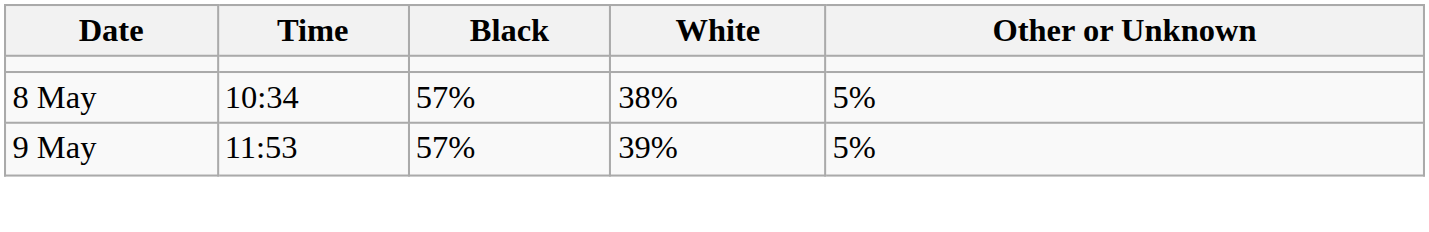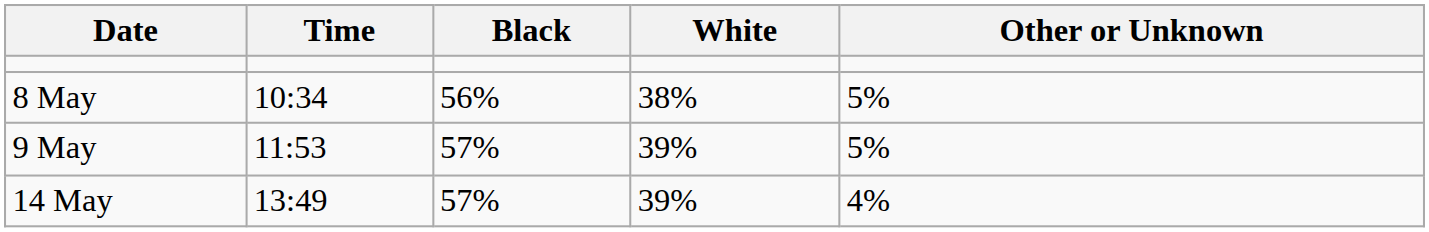(445, 96) 57% -> (470, 96) 56%
+ row: (63, 199)
